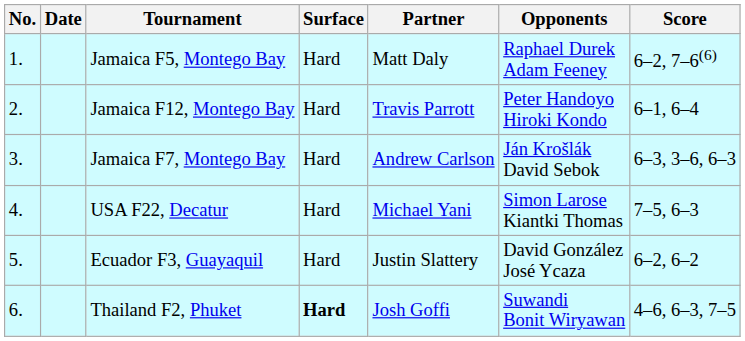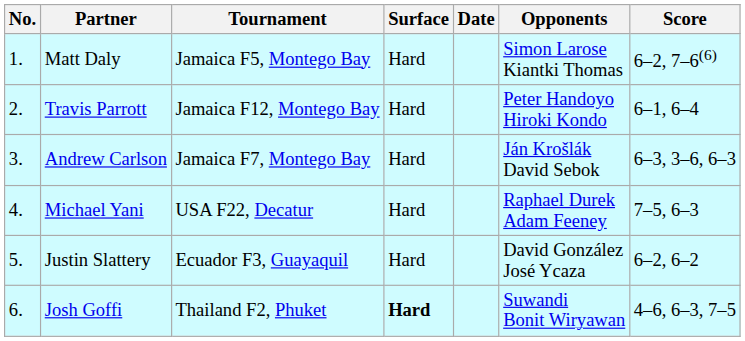columns swapped: (63, 19) <-> (434, 19)
(559, 59) Raphael Durek Adam Feeney -> (563, 59) Simon Larose Kiantki Thomas
(563, 210) Simon Larose Kiantki Thomas -> (559, 210) Raphael Durek Adam Feeney
